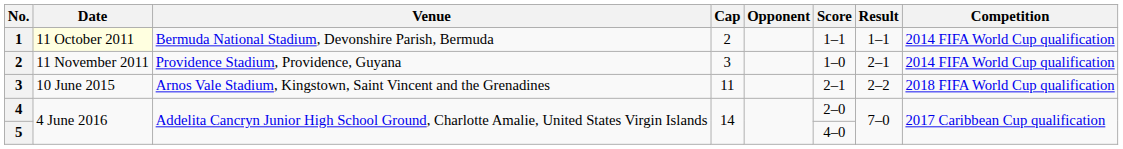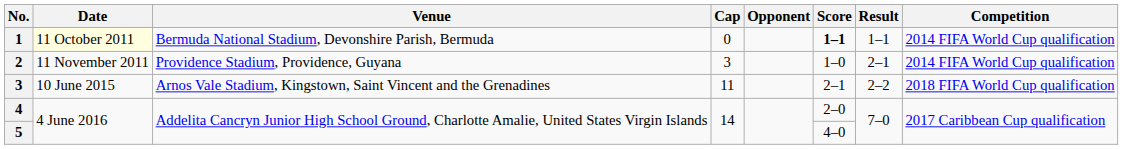(727, 39) 2 -> (727, 39) 0
(834, 39) normal -> (834, 39) bold
